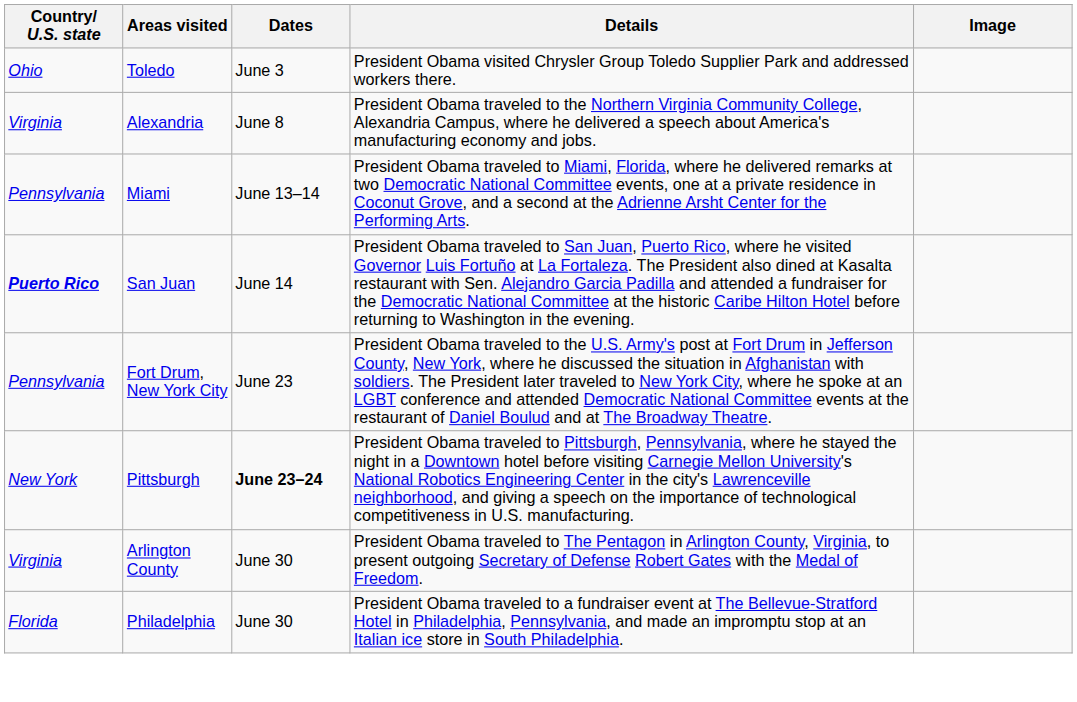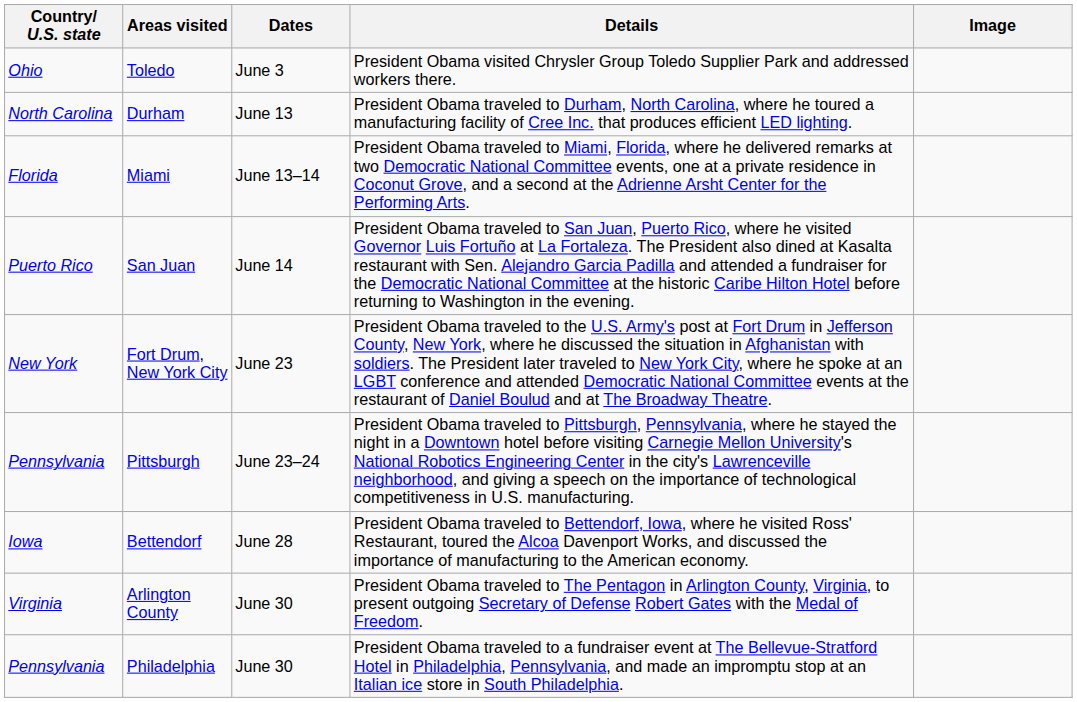- row: (165, 123)
+ row: (156, 114)
(56, 194) Pennsylvania -> (33, 176) Florida
(54, 283) bold -> (51, 265) normal
(56, 381) Pennsylvania -> (43, 363) New York
(43, 480) New York -> (56, 461) Pennsylvania
(279, 480) bold -> (278, 461) normal
+ row: (164, 542)
(33, 622) Florida -> (56, 666) Pennsylvania
